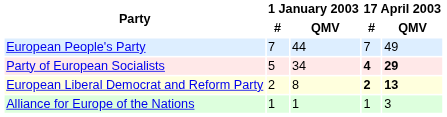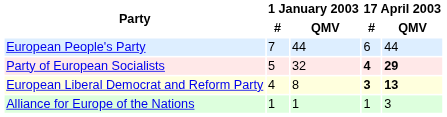(367, 47) 7 -> (367, 47) 6
(391, 47) 49 -> (391, 47) 44
(299, 66) 34 -> (299, 66) 32
(272, 85) 2 -> (272, 85) 4
(367, 85) 2 -> (367, 85) 3
